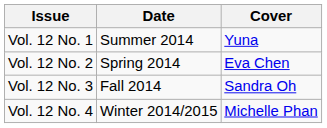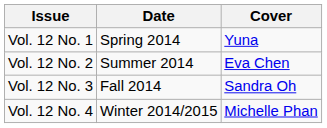(147, 39) Summer 2014 -> (140, 39) Spring 2014
(140, 63) Spring 2014 -> (147, 63) Summer 2014
